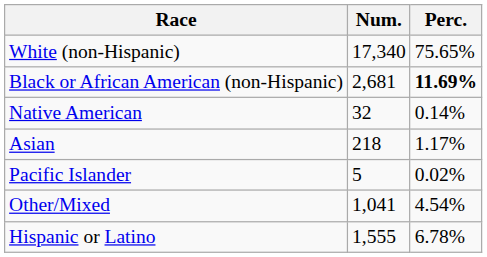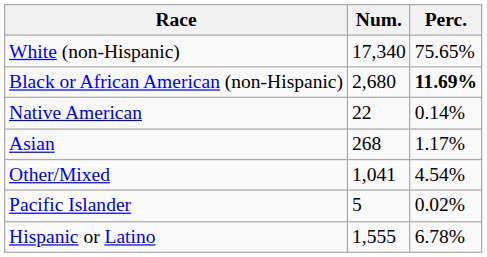(374, 81) 2,681 -> (374, 81) 2,680
(362, 112) 32 -> (362, 112) 22
(367, 143) 218 -> (367, 143) 268
rows swapped: (70, 174) <-> (60, 205)
